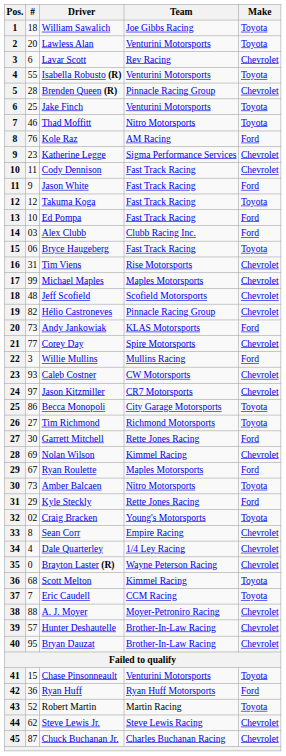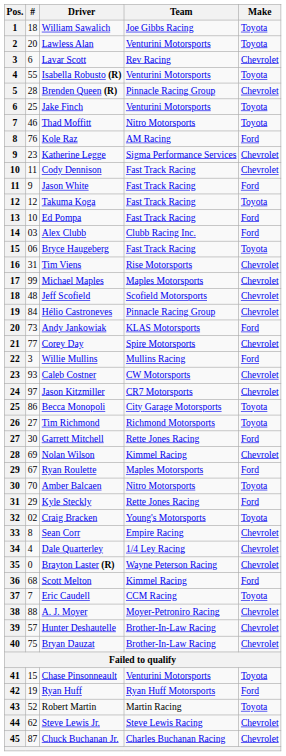(33, 312) 82 -> (33, 312) 84
(33, 486) 73 -> (33, 486) 70
(254, 580) Toyota -> (250, 580) Ford
(33, 644) 95 -> (33, 644) 75
(33, 691) 36 -> (33, 691) 19
